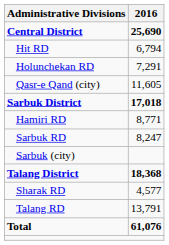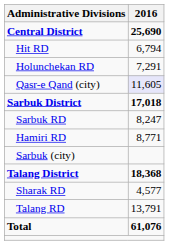(146, 84) no background -> (146, 84) lavender background
rows swapped: (41, 119) <-> (41, 137)
